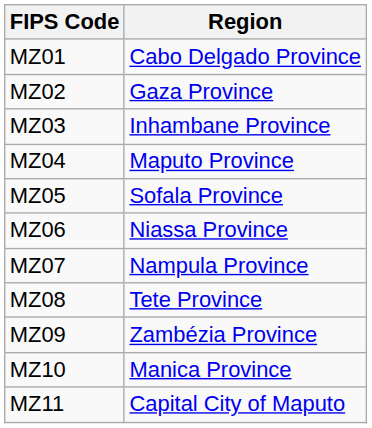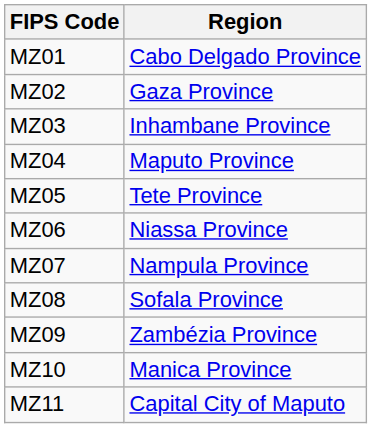(206, 195) Sofala Province -> (196, 195) Tete Province
(196, 299) Tete Province -> (206, 299) Sofala Province
